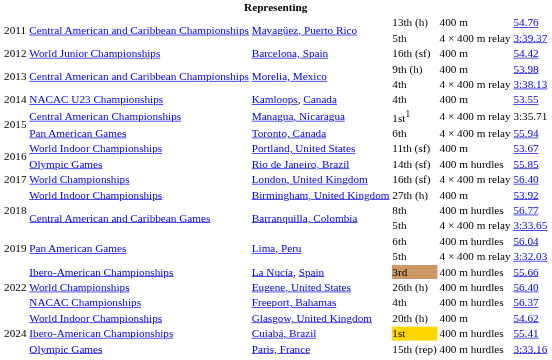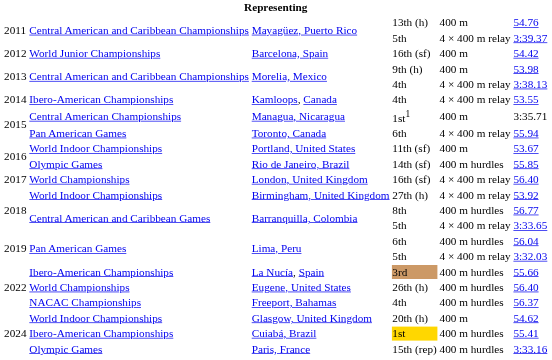(96, 99) NACAC U23 Championships -> (101, 99) Ibero-American Championships
(454, 99) 400 m -> (475, 99) 4 × 400 m relay
(475, 116) 4 × 400 m relay -> (454, 116) 400 m
(454, 195) 400 m -> (475, 195) 4 × 400 m relay
